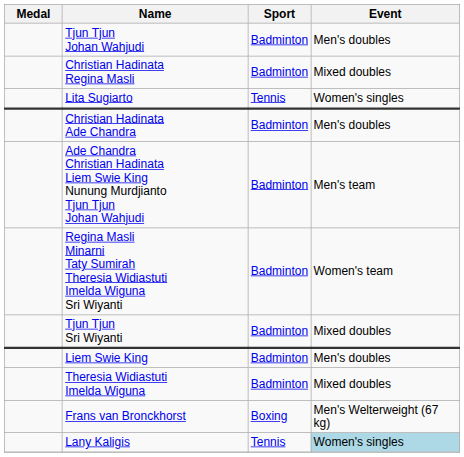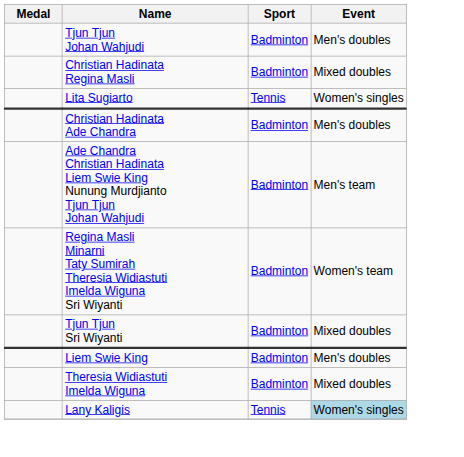- row: (126, 416)
